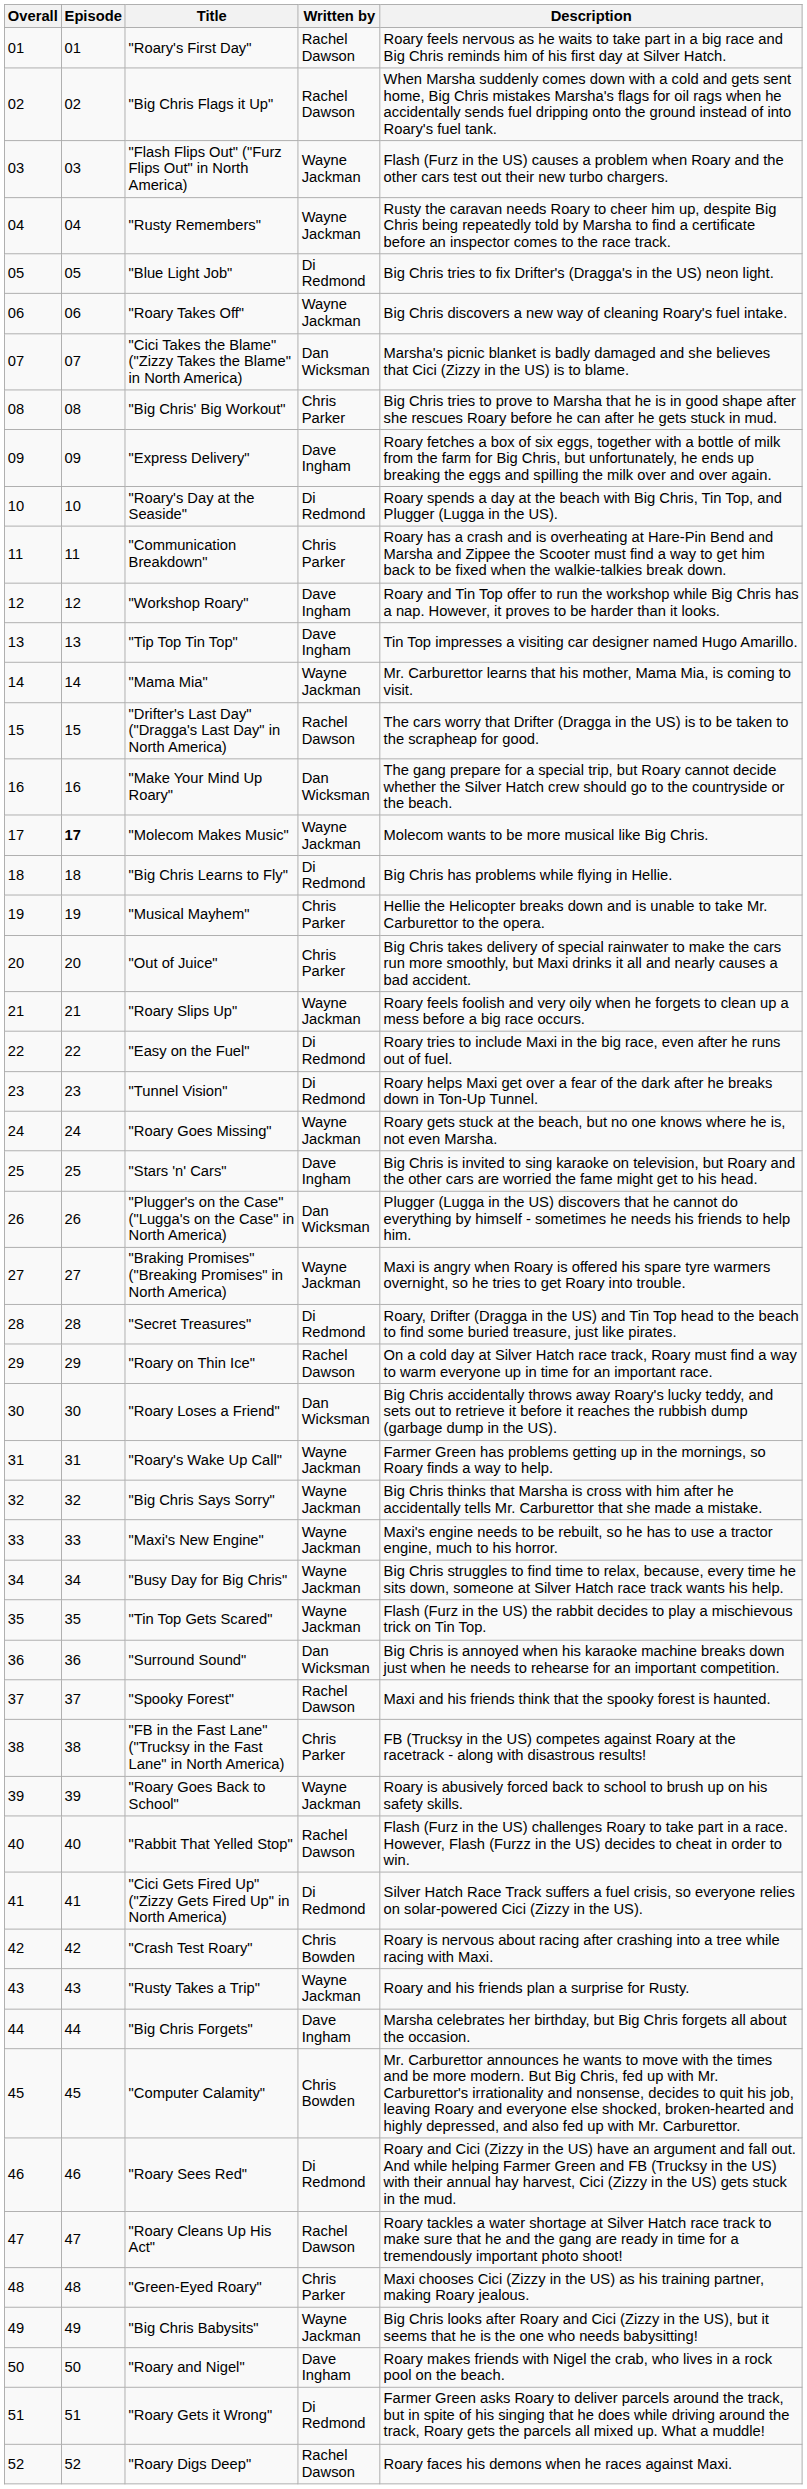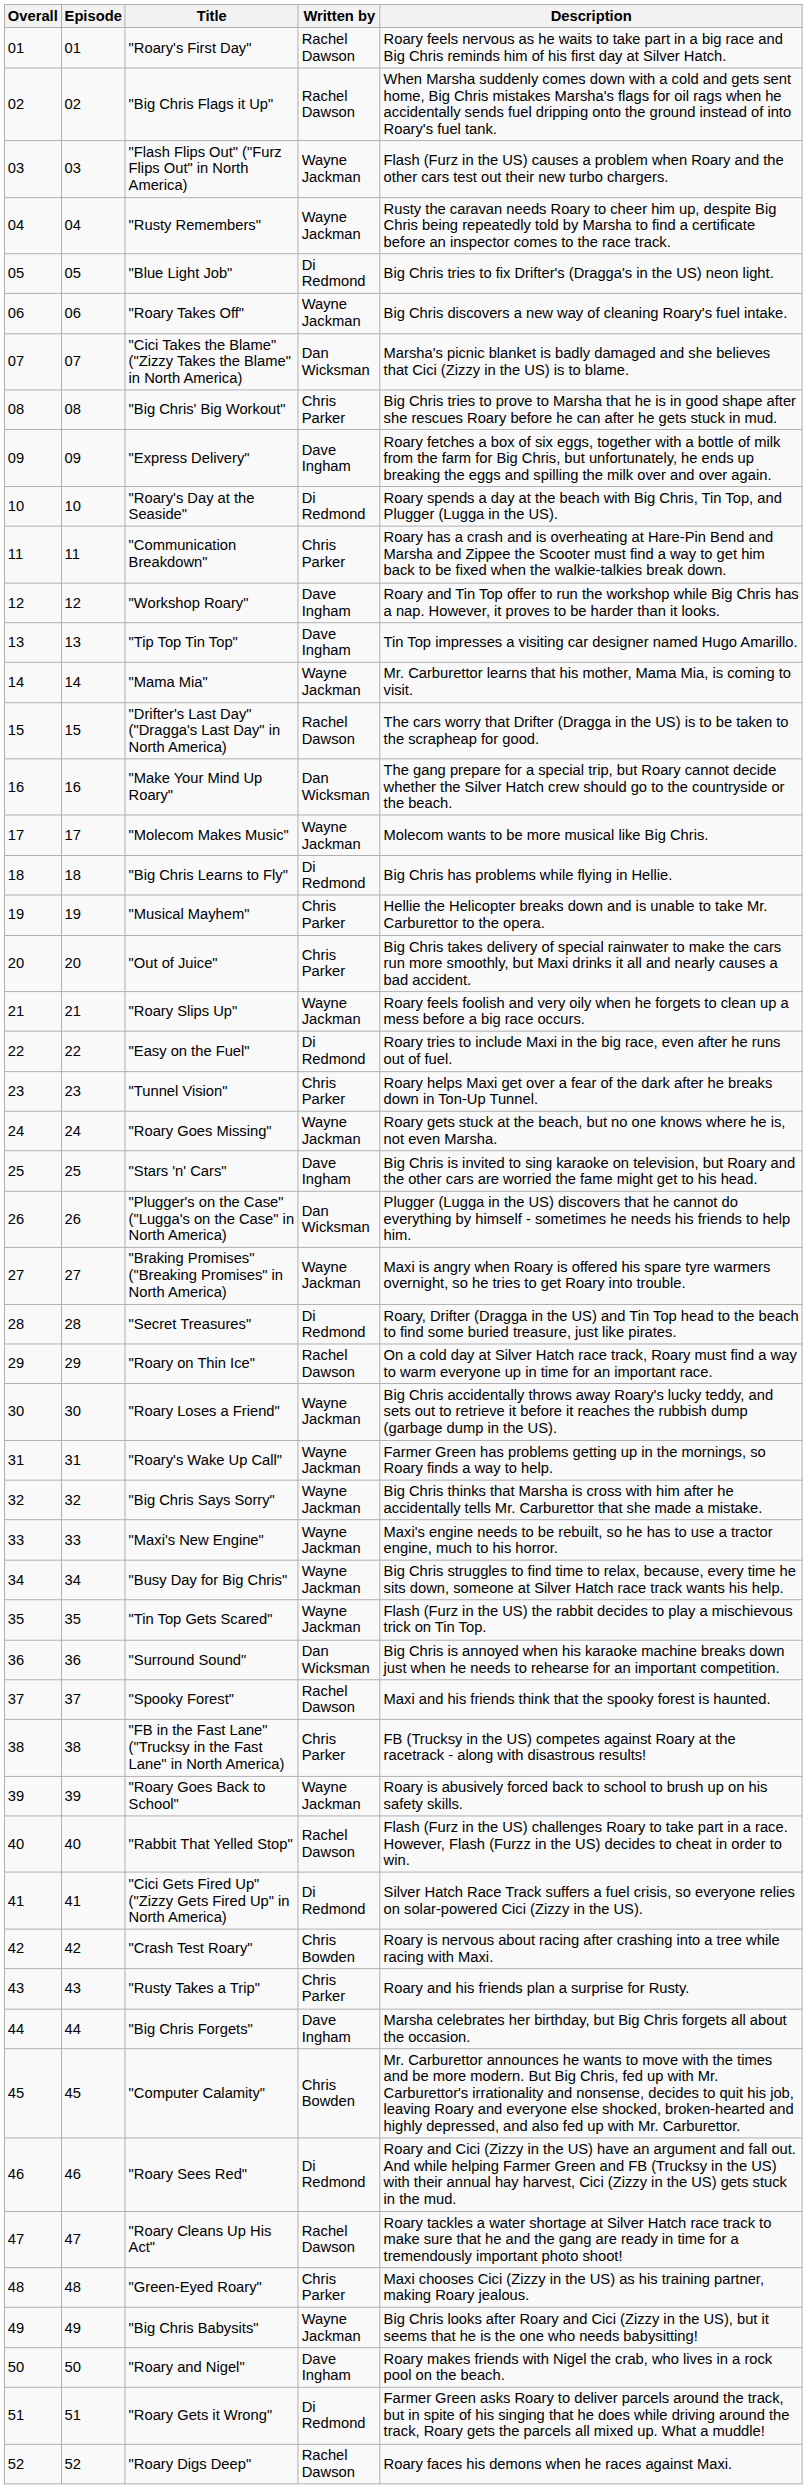(73, 835) bold -> (73, 835) normal
(334, 1091) Di Redmond -> (323, 1091) Chris Parker
(336, 1412) Dan Wicksman -> (331, 1412) Wayne Jackman
(331, 1988) Wayne Jackman -> (323, 1988) Chris Parker
